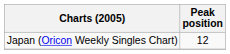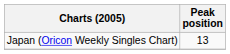(203, 40) 12 -> (203, 40) 13
